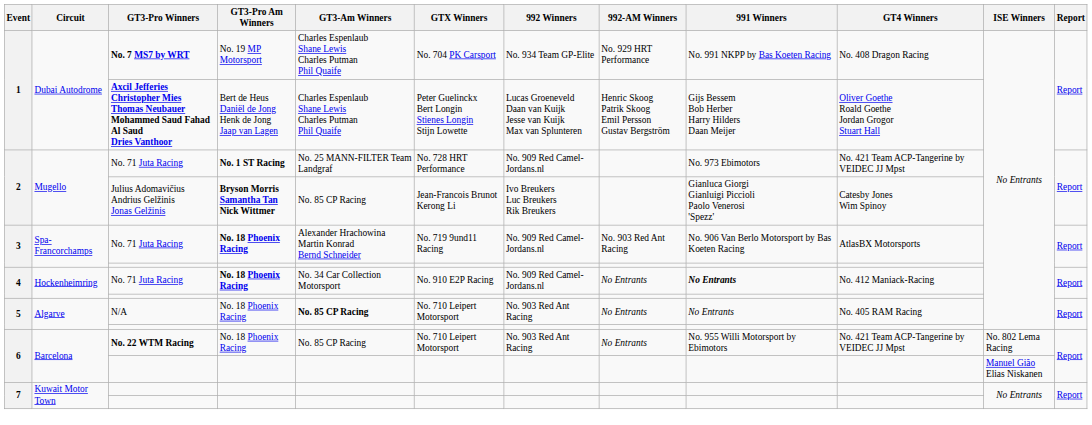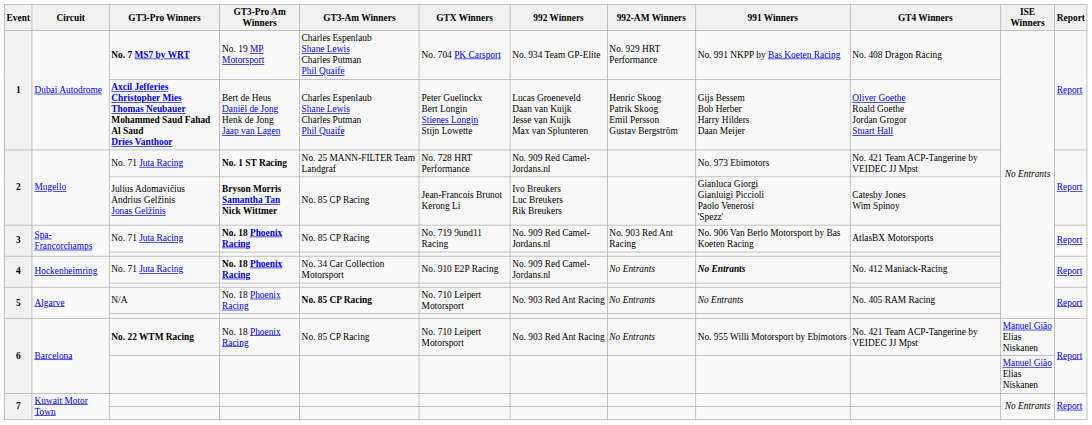(342, 243) Alexander Hrachowina Martin Konrad Bernd Schneider -> (336, 238) No. 85 CP Racing
(1013, 342) No. 802 Lema Racing -> (1027, 336) Manuel Gião Elias Niskanen
